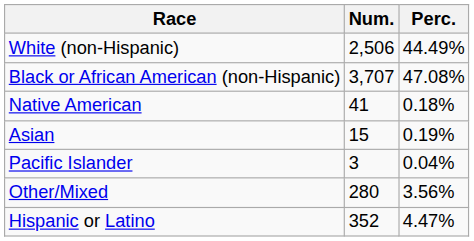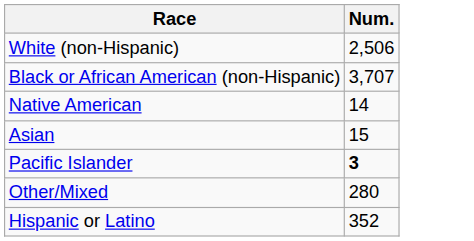- column: (434, 18)
(359, 105) 41 -> (359, 105) 14
(354, 163) normal -> (354, 163) bold
